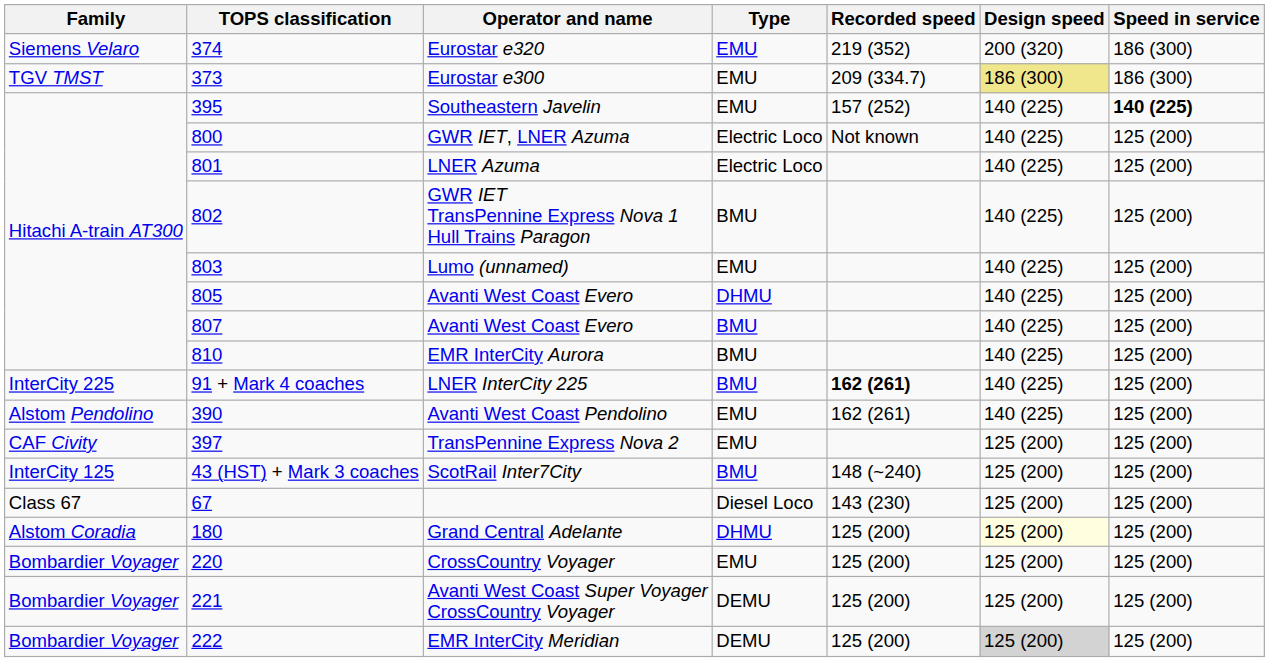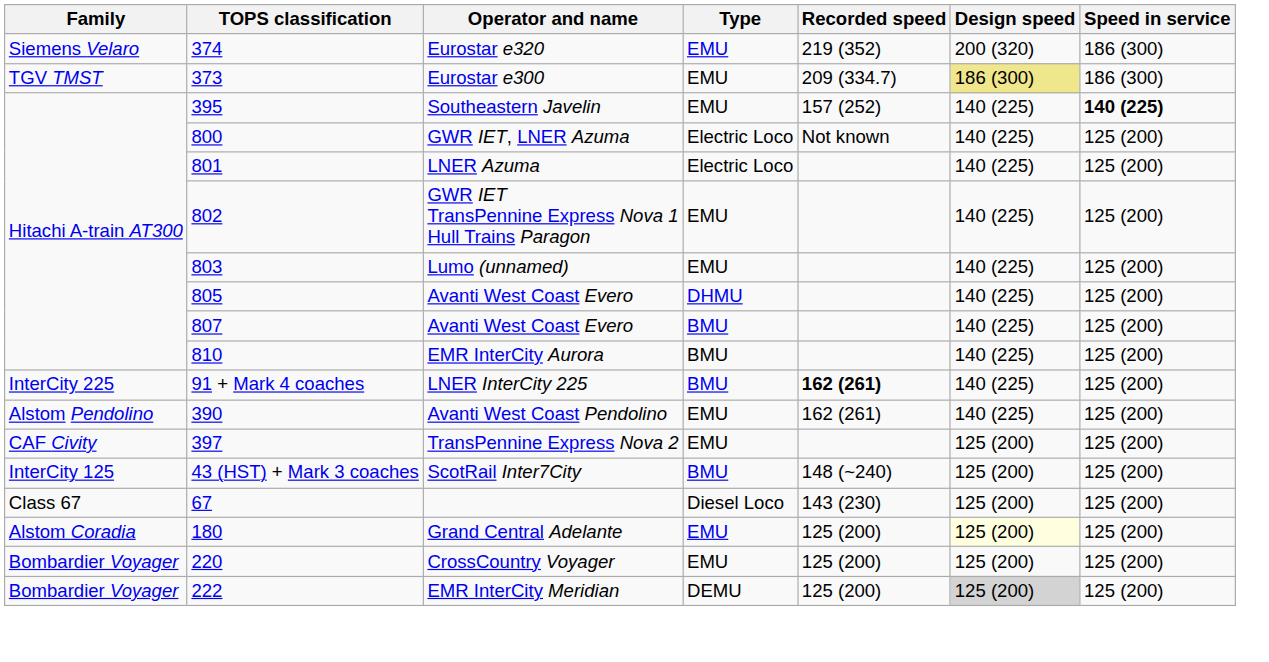(737, 216) BMU -> (708, 216) EMU
(744, 531) DHMU -> (708, 531) EMU
- row: (207, 601)
